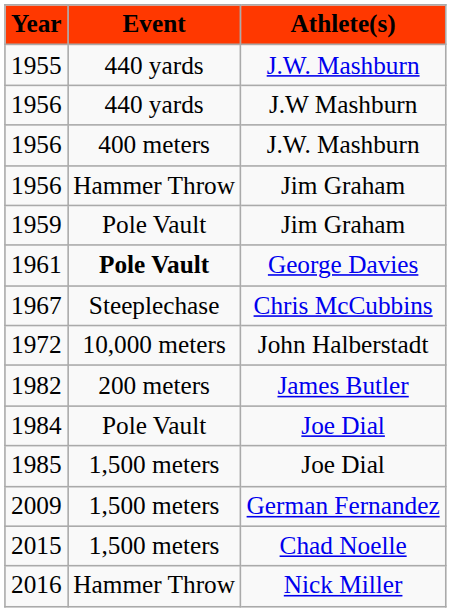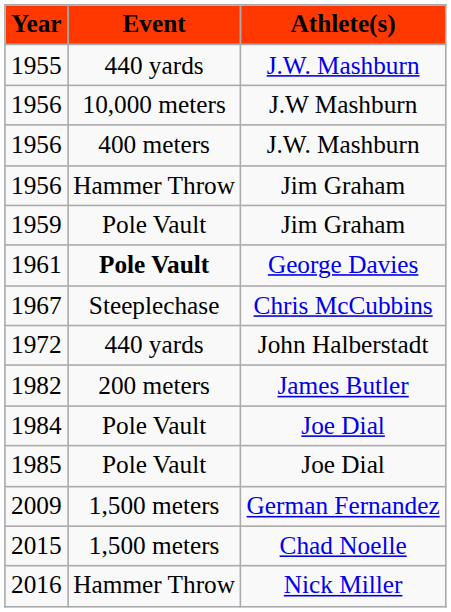(154, 104) 440 yards -> (154, 104) 10,000 meters
(154, 345) 10,000 meters -> (154, 345) 440 yards
(154, 465) 1,500 meters -> (154, 465) Pole Vault
